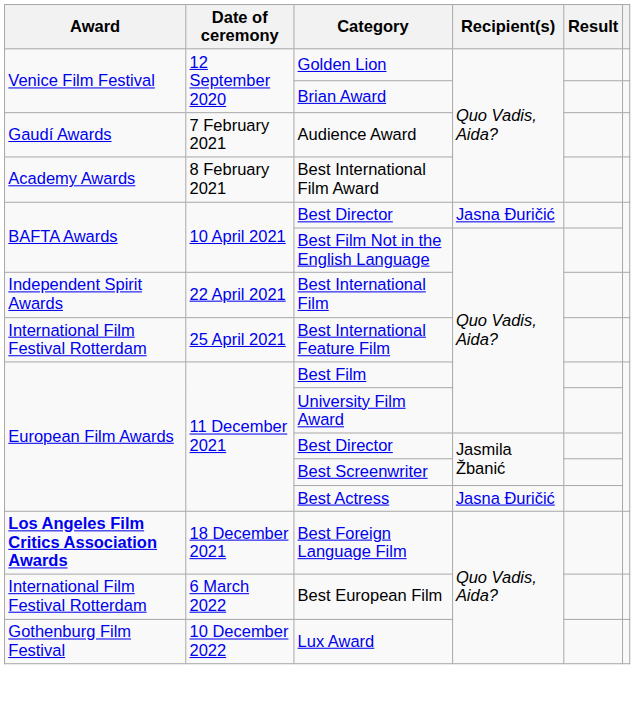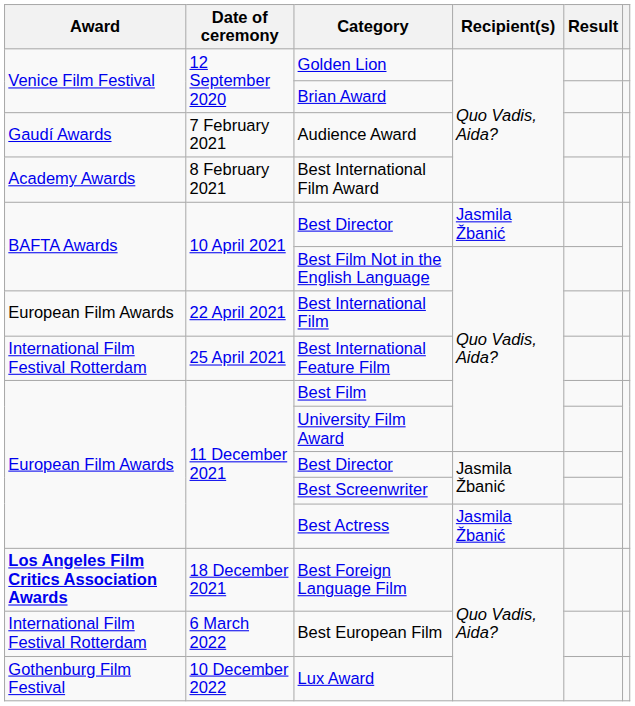(505, 214) Jasna Đuričić -> (484, 224) Jasmila Žbanić
(75, 294) Independent Spirit Awards -> (91, 313) European Film Awards
(505, 498) Jasna Đuričić -> (484, 525) Jasmila Žbanić
